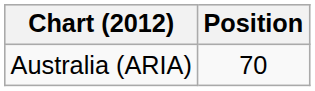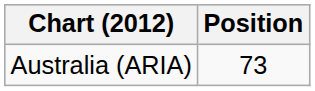(253, 64) 70 -> (253, 64) 73
